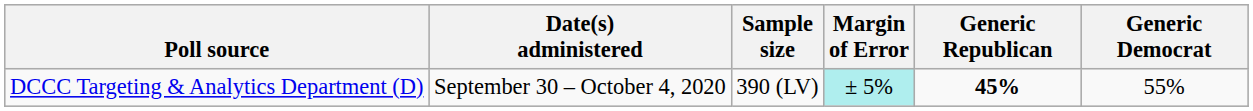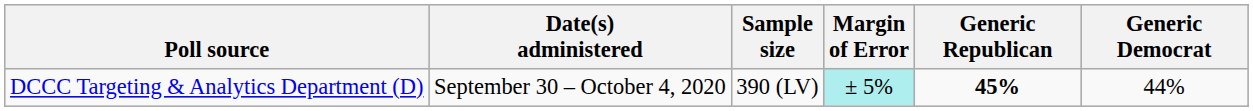(1164, 86) 55% -> (1164, 86) 44%
